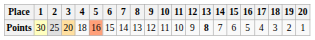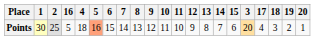columns swapped: (68, 12) <-> (248, 12)
(206, 27) bold -> (206, 27) normal
